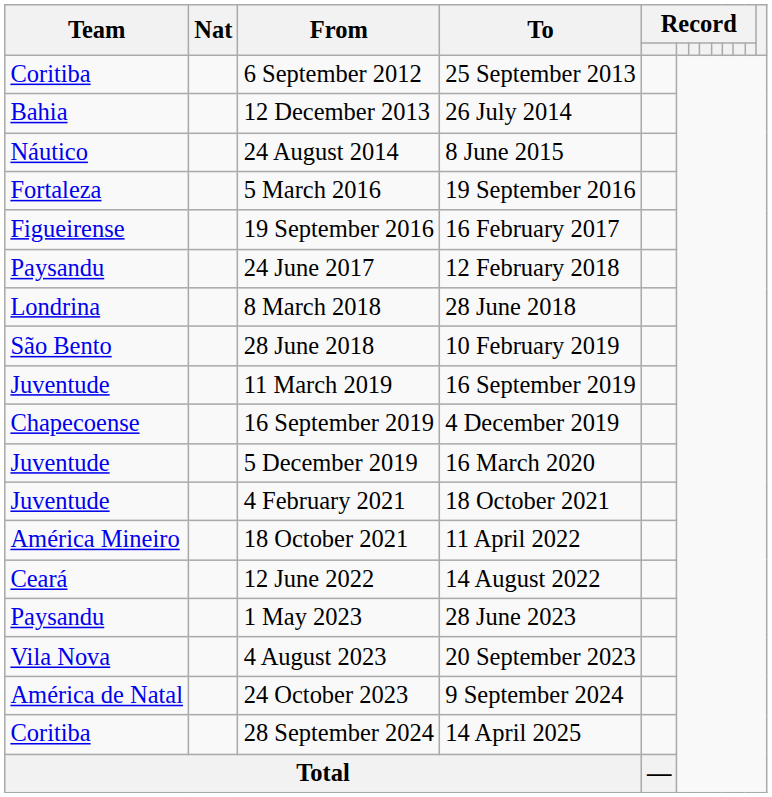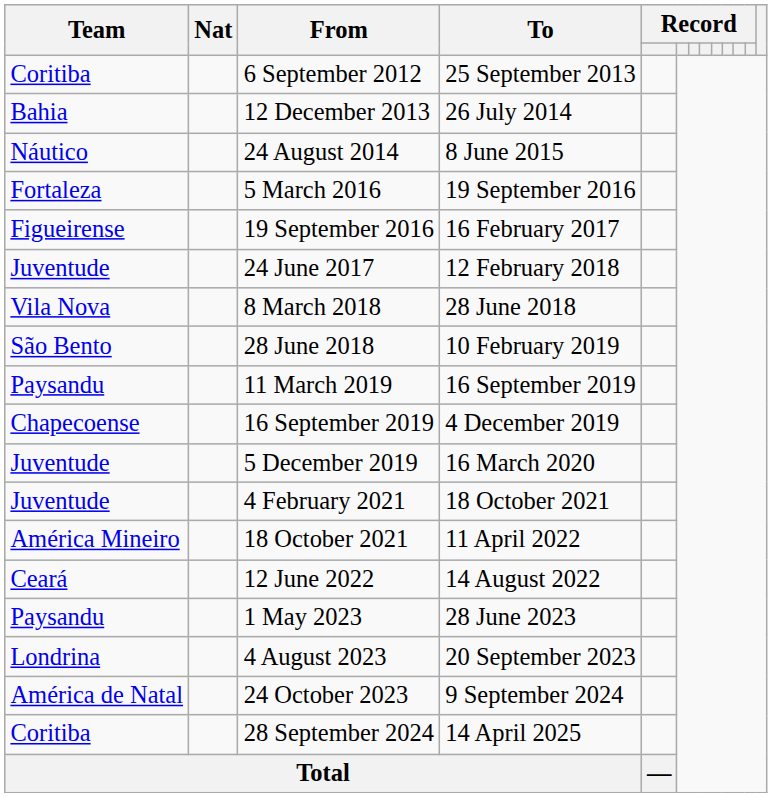(57, 268) Paysandu -> (60, 268) Juventude
(55, 306) Londrina -> (60, 306) Vila Nova
(60, 384) Juventude -> (57, 384) Paysandu
(60, 656) Vila Nova -> (55, 656) Londrina
